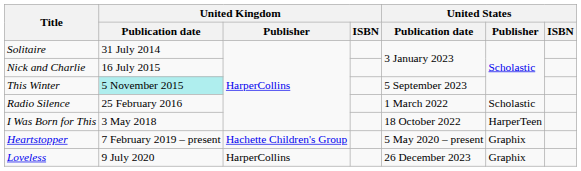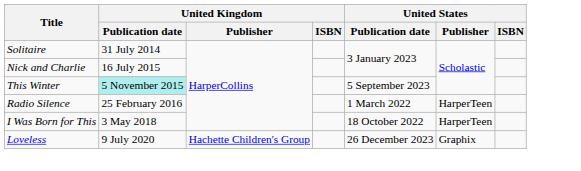(512, 103) Scholastic -> (465, 103) HarperTeen
- row: (37, 139)
(258, 157) HarperCollins -> (249, 139) Hachette Children's Group
